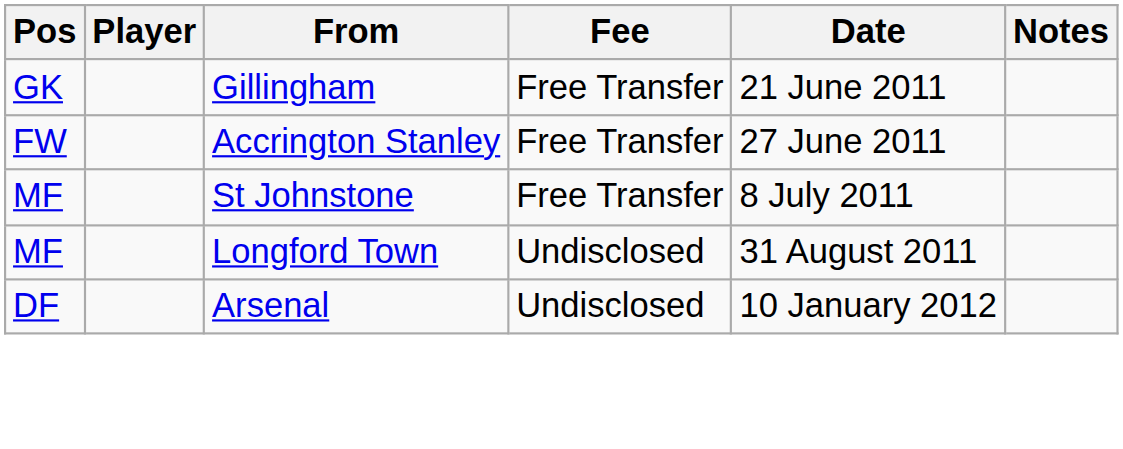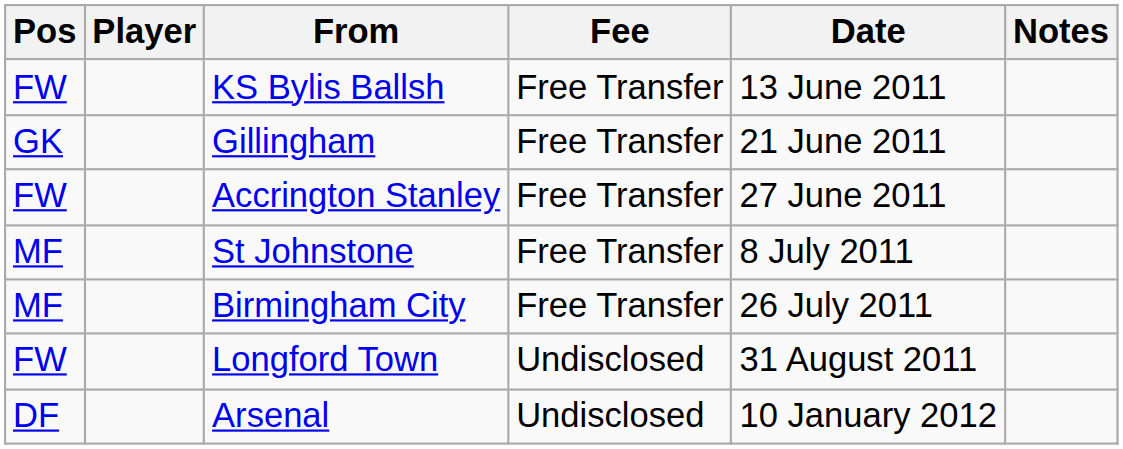+ row: (328, 86)
+ row: (339, 305)
(38, 251) MF -> (40, 360) FW
